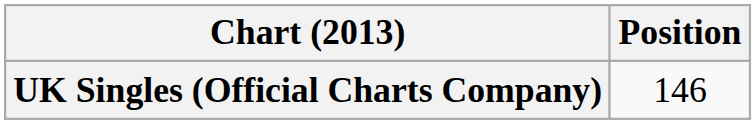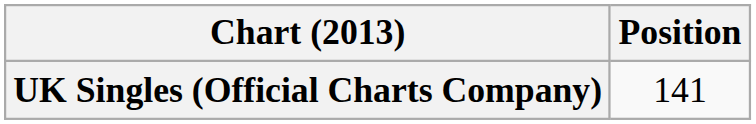(680, 89) 146 -> (680, 89) 141
